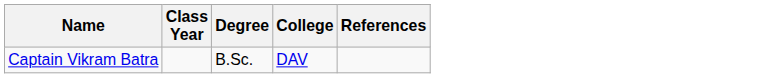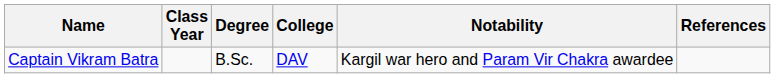+ column: (507, 25)
